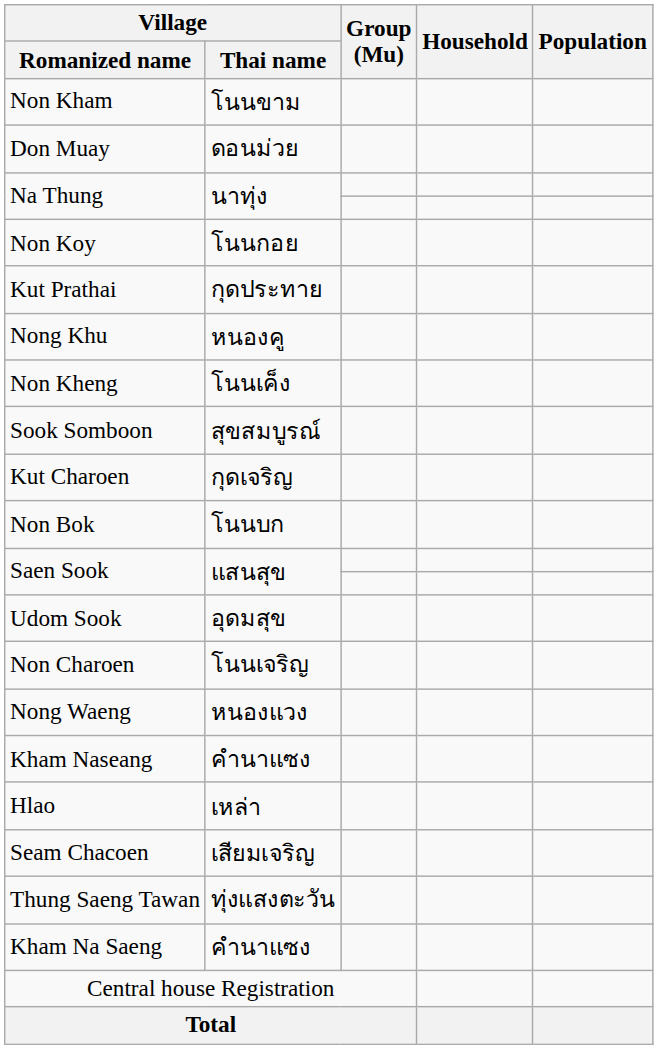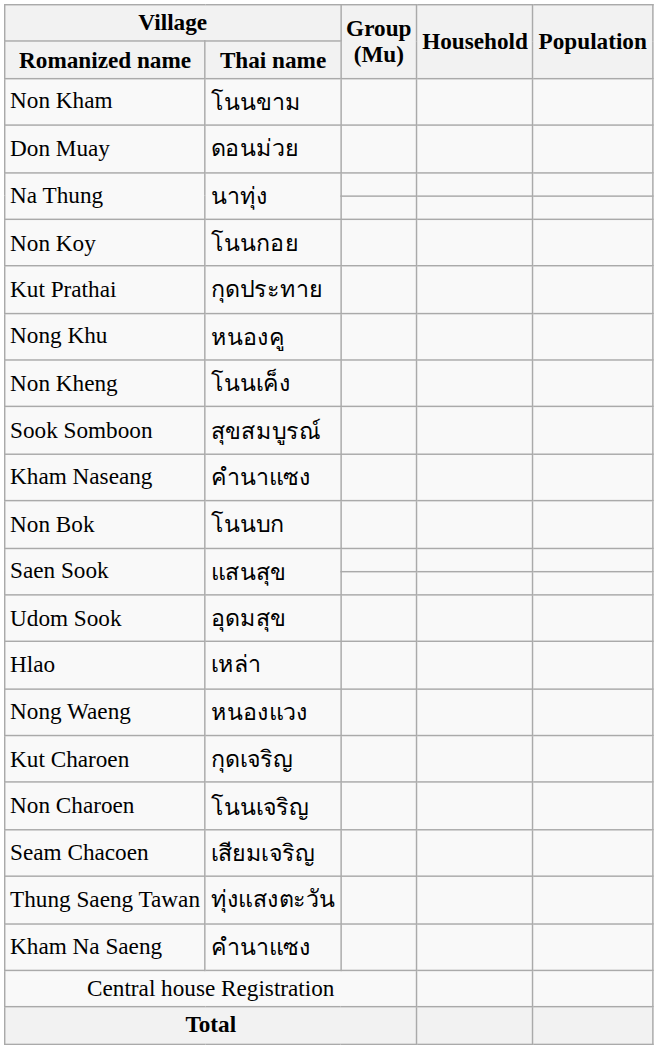rows swapped: (81, 758) <-> (70, 477)
rows swapped: (33, 805) <-> (72, 664)
